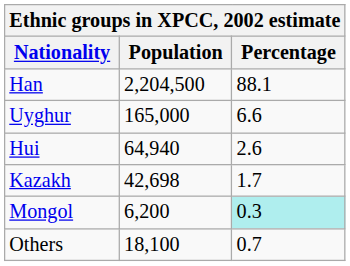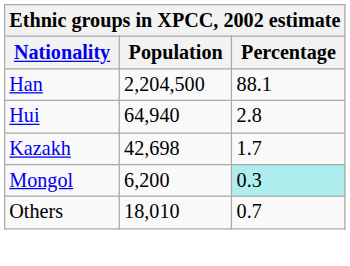- row: (40, 116)
(249, 148) 2.6 -> (249, 116) 2.8
(152, 244) 18,100 -> (152, 212) 18,010
